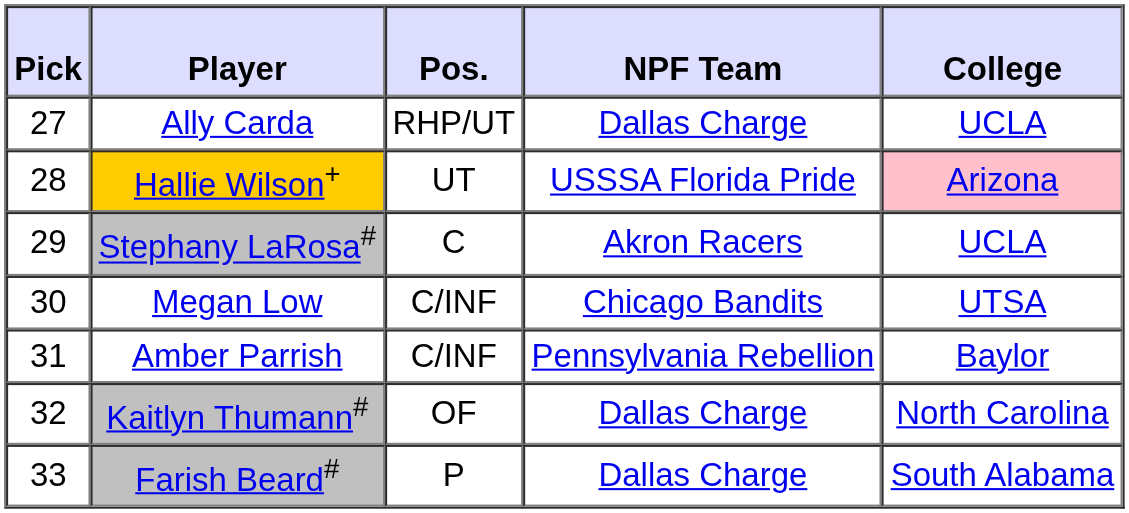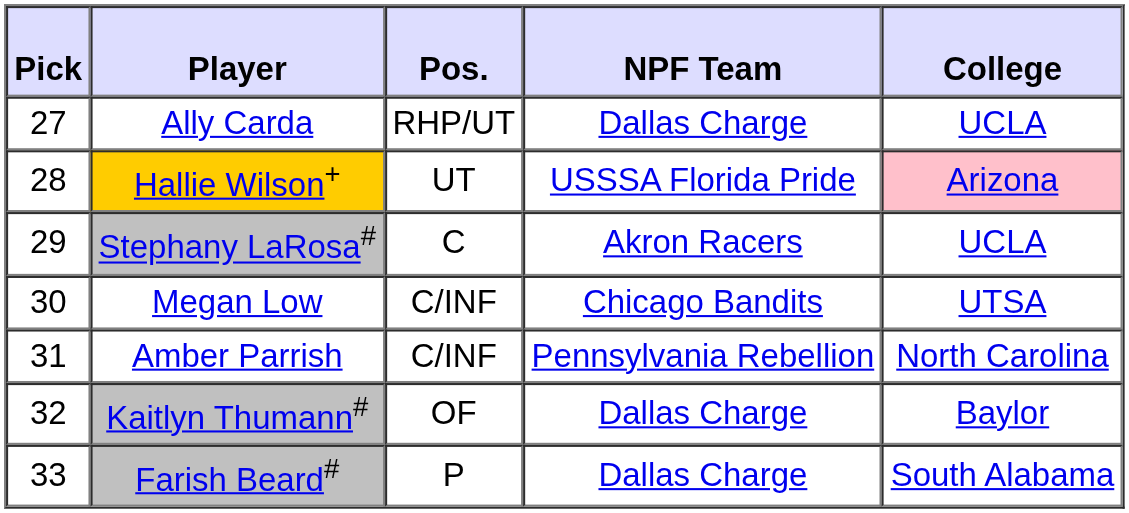(1002, 355) Baylor -> (1002, 355) North Carolina
(1002, 413) North Carolina -> (1002, 413) Baylor
